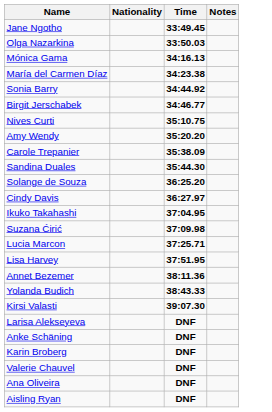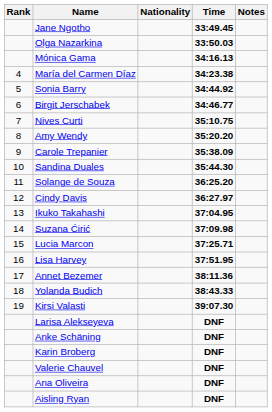+ column: (18, 12)
